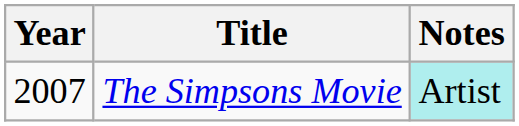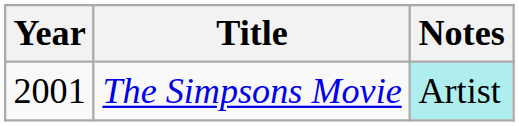(50, 90) 2007 -> (50, 90) 2001
